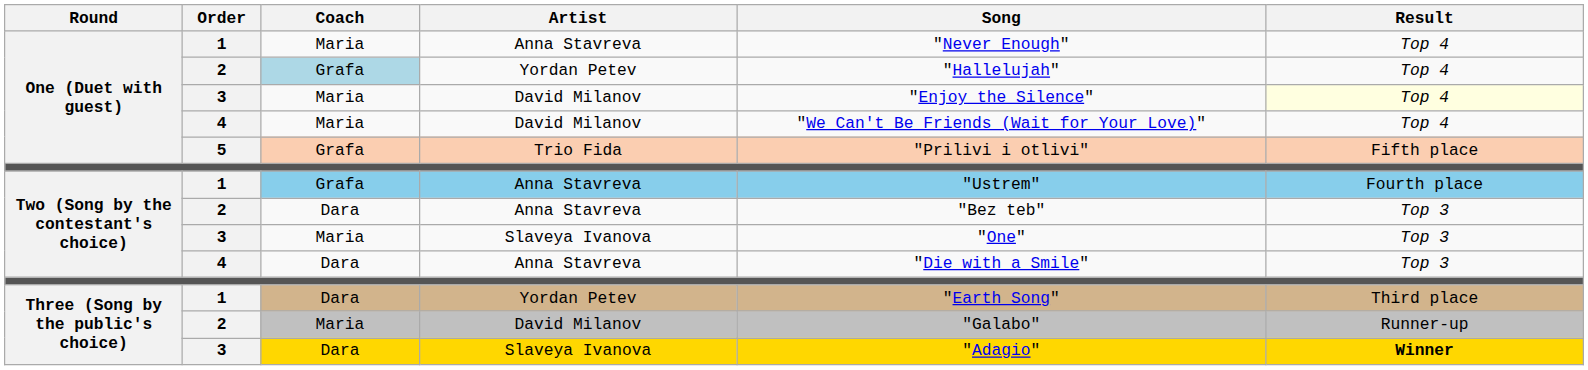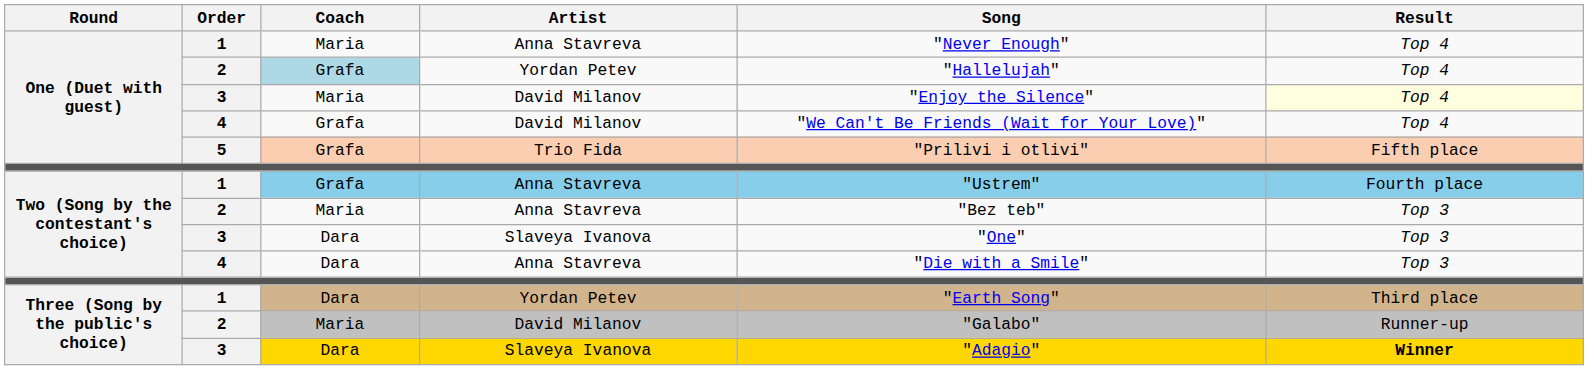(340, 124) Maria -> (340, 124) Grafa
(340, 211) Dara -> (340, 211) Maria
(340, 237) Maria -> (340, 237) Dara
